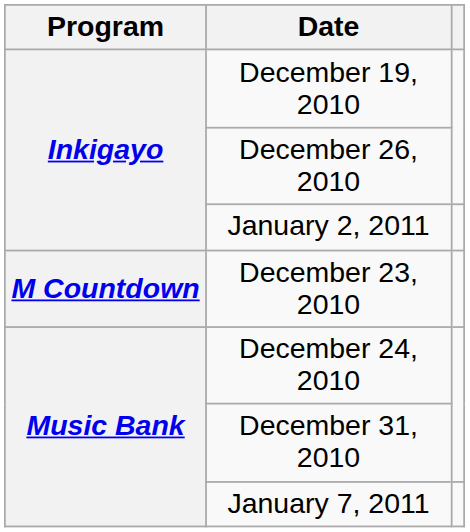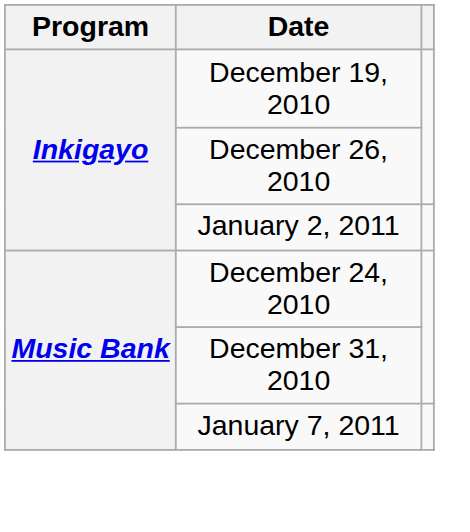- row: (329, 287)
